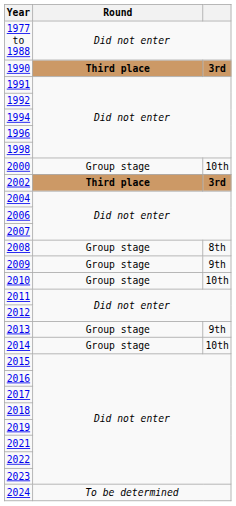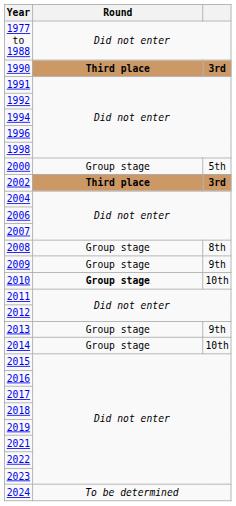(217, 166) 10th -> (217, 166) 5th
(118, 280) normal -> (118, 280) bold
